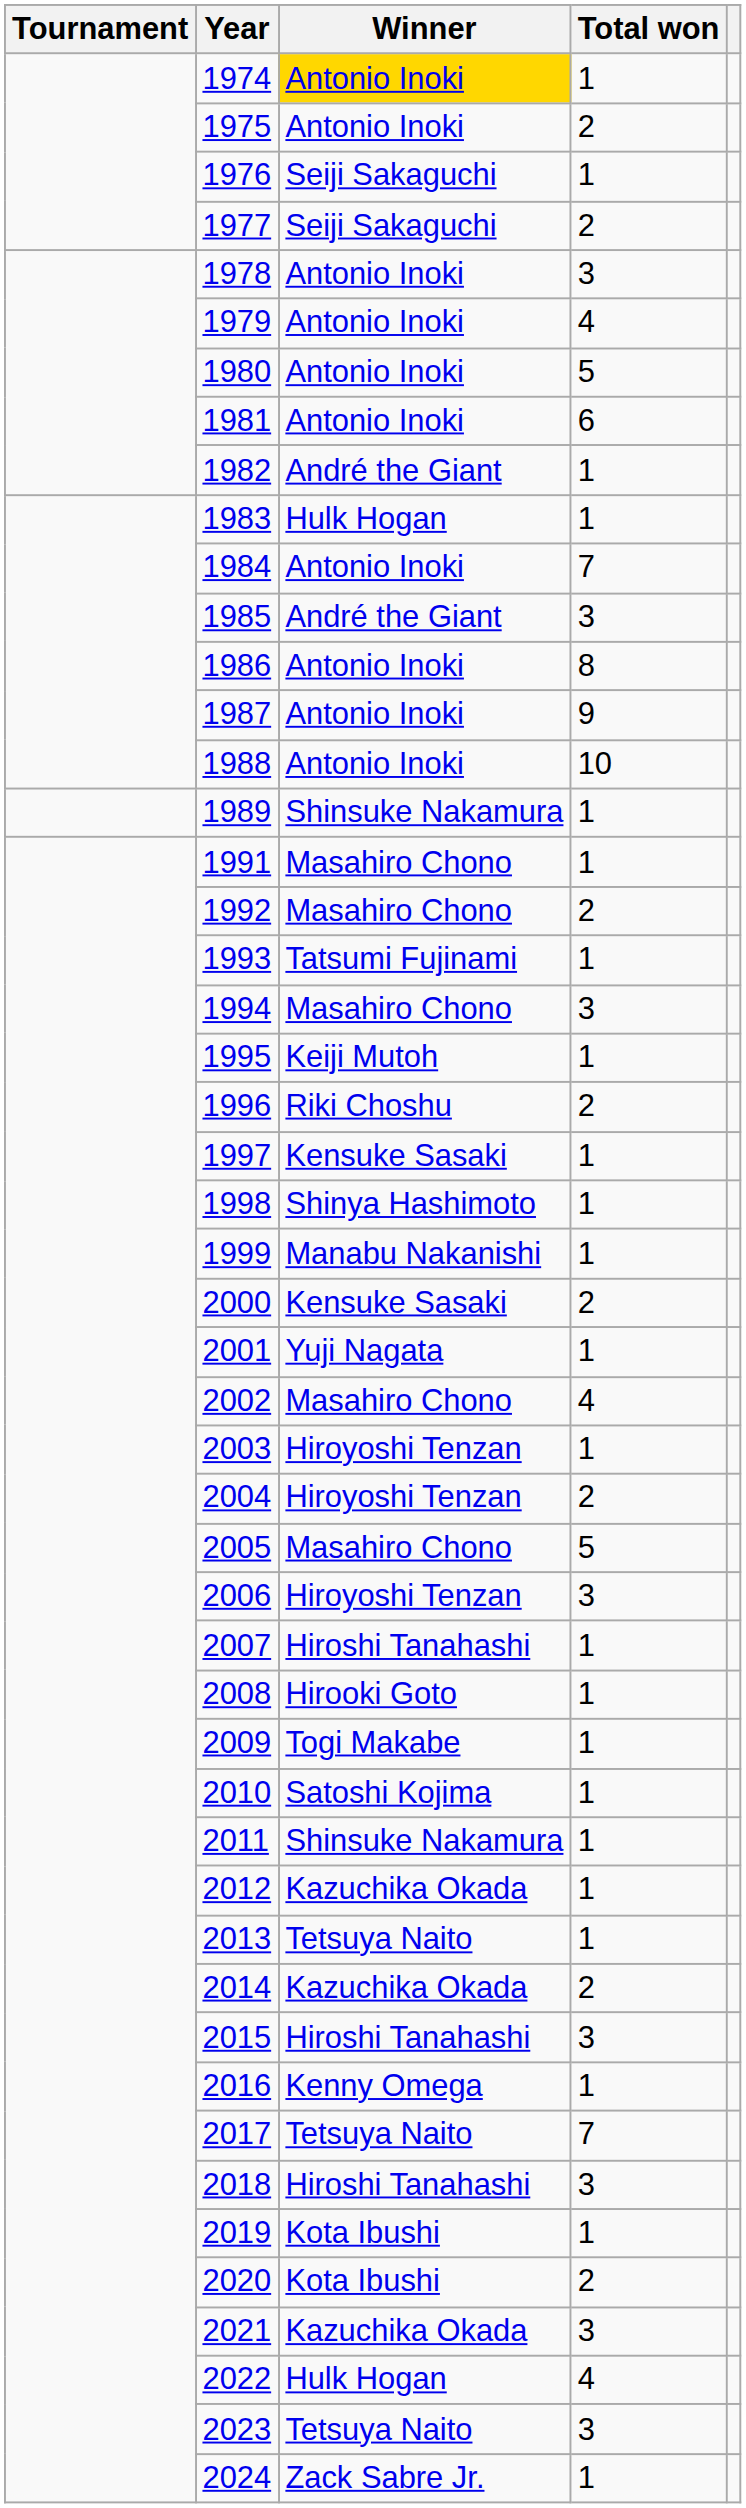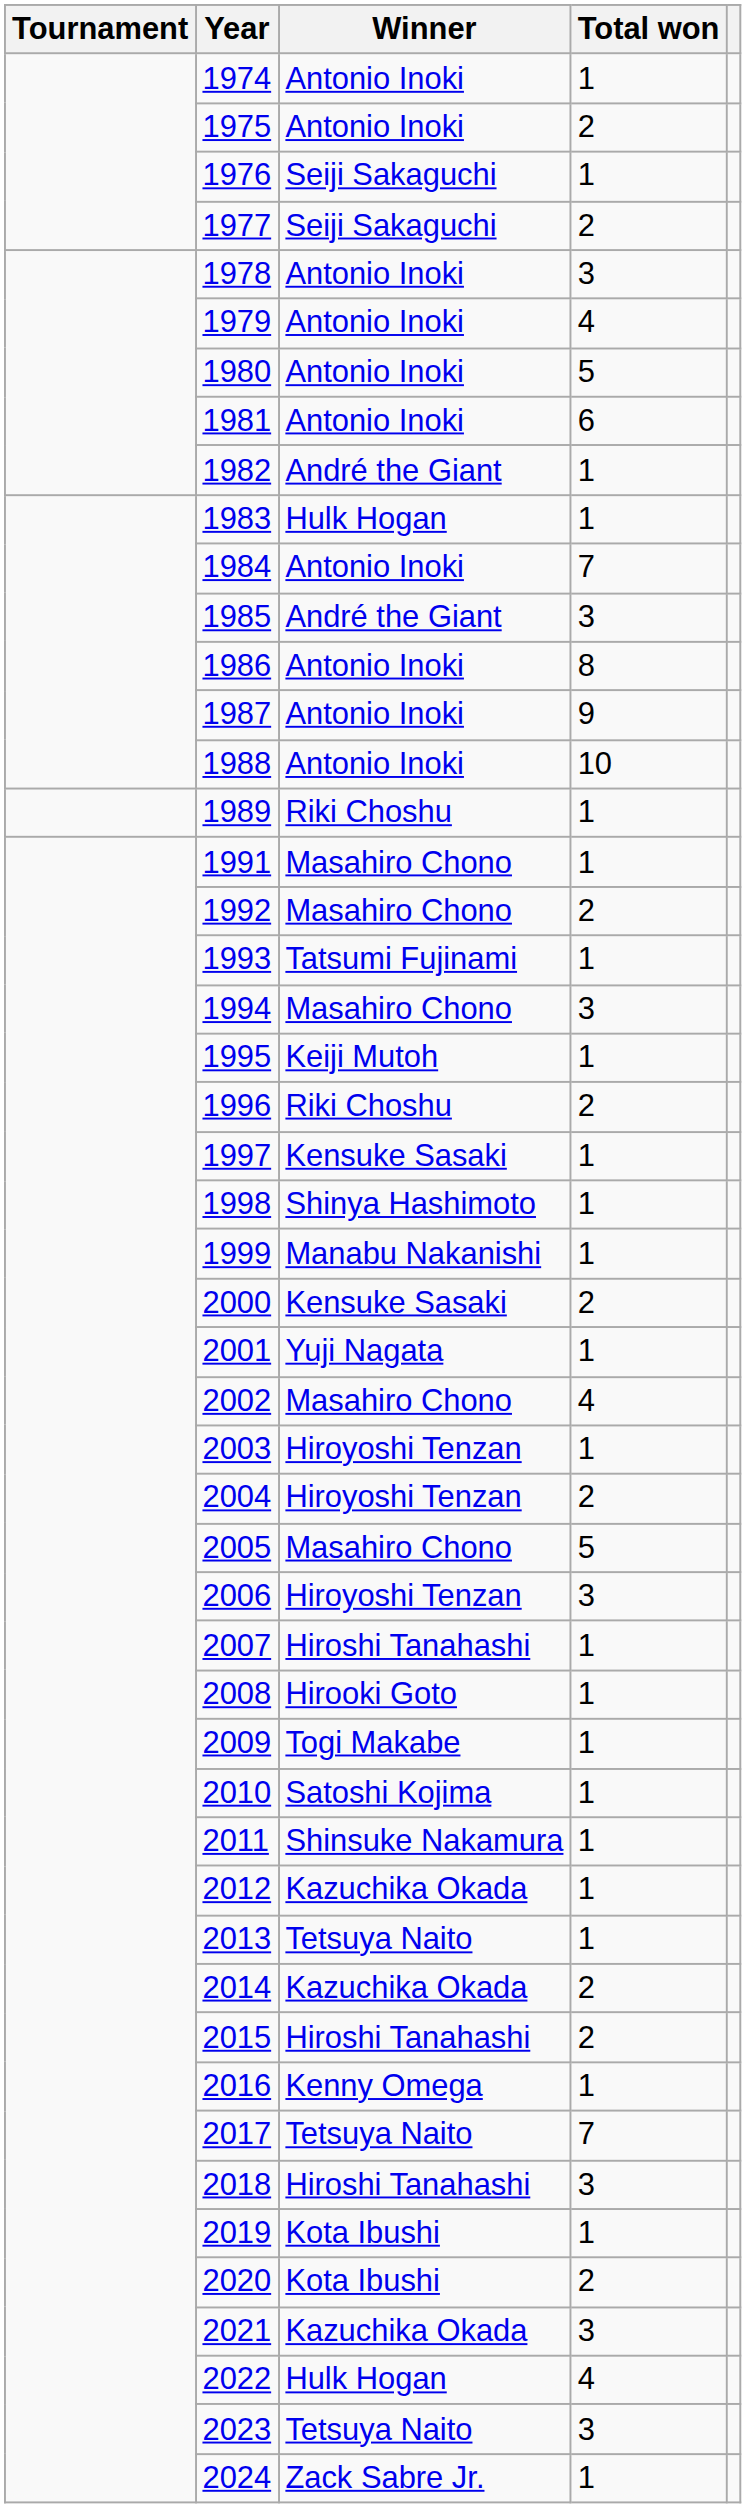(375, 77) gold background -> (375, 77) no background
(424, 812) Shinsuke Nakamura -> (369, 812) Riki Choshu
(586, 2036) 3 -> (586, 2036) 2
